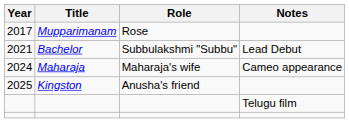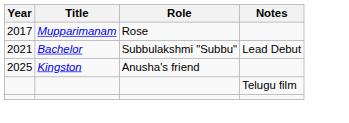- row: (20, 67)
